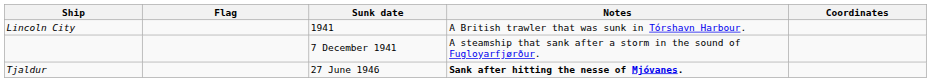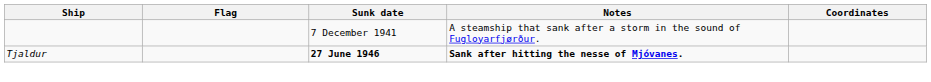- row: (41, 28)
(345, 69) normal -> (345, 54) bold
